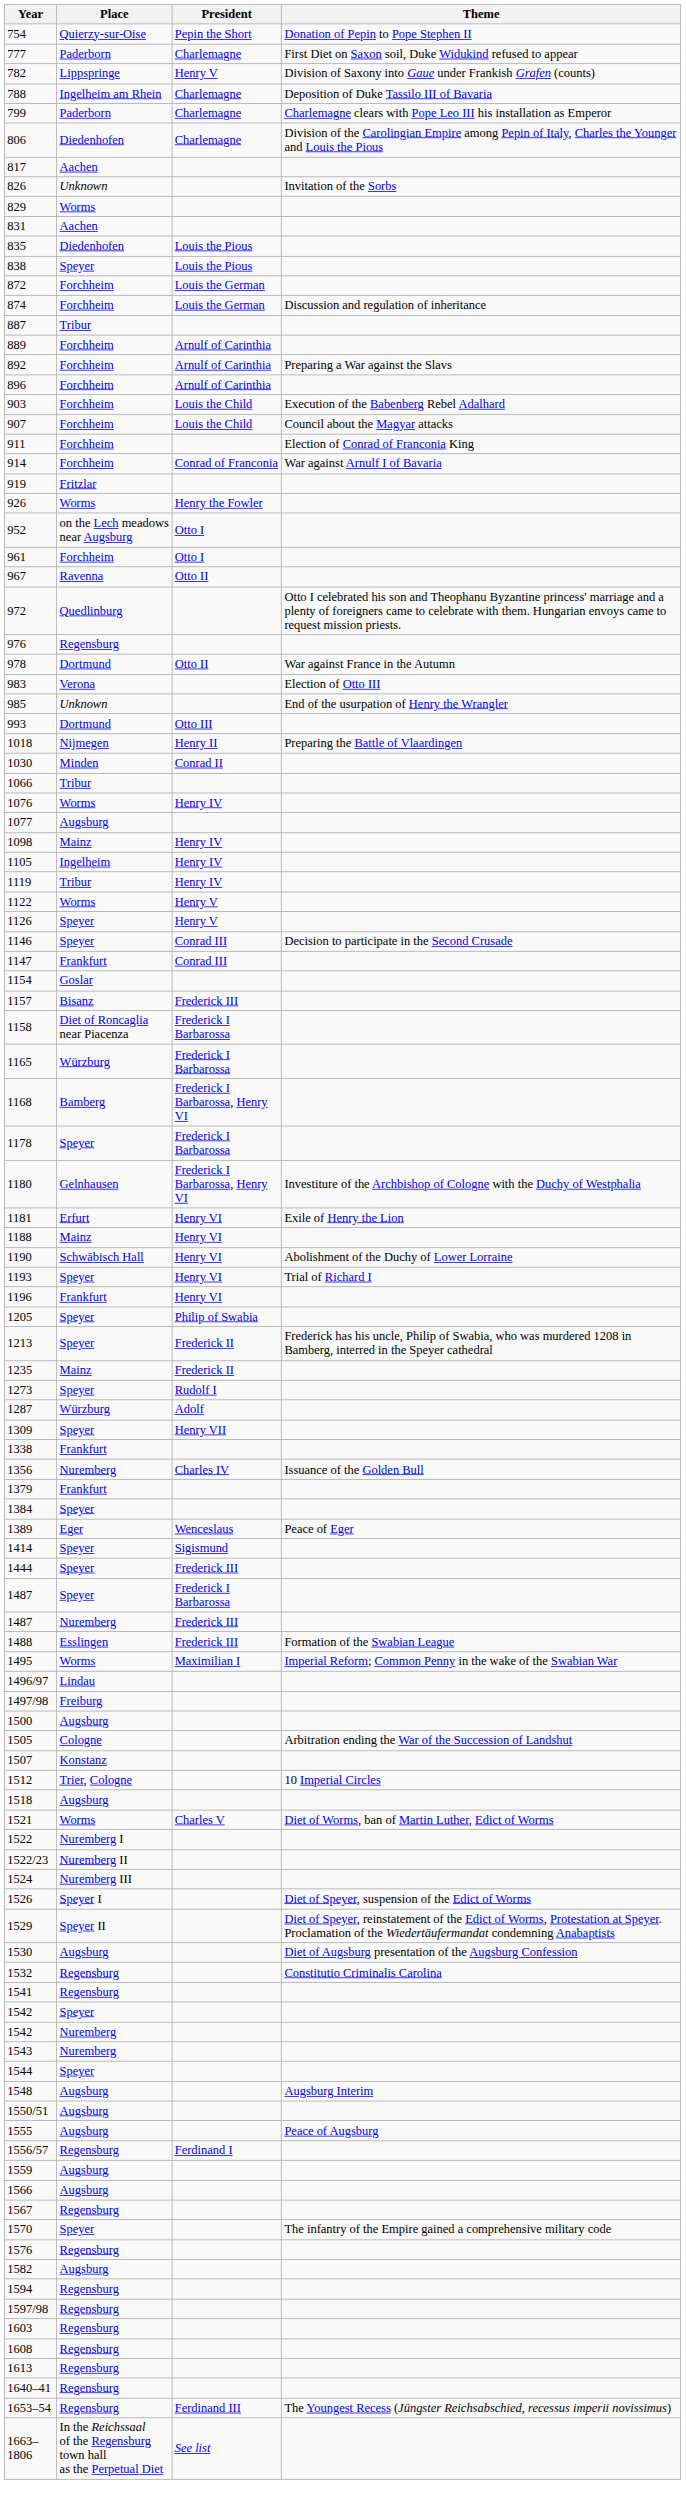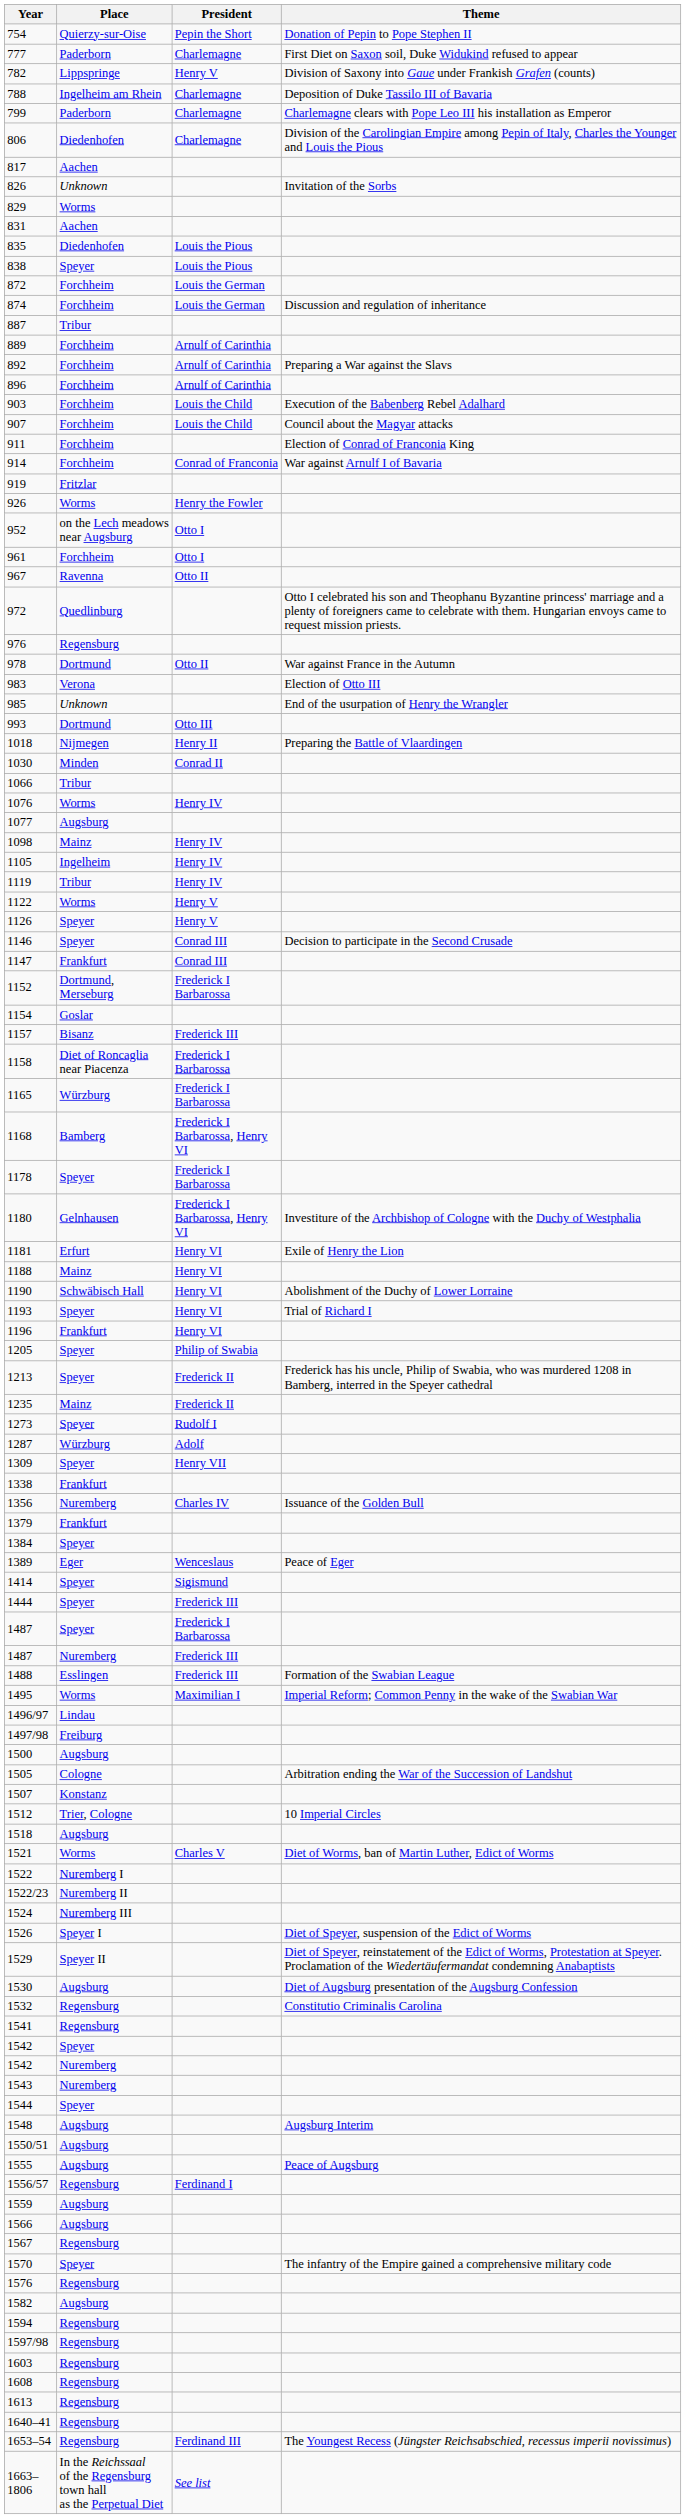+ row: (20, 988)
